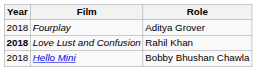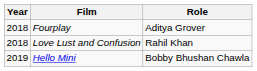(17, 43) bold -> (17, 43) normal
(17, 58) 2018 -> (17, 58) 2019
